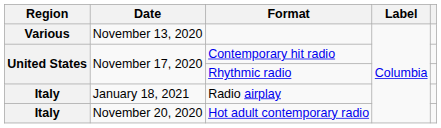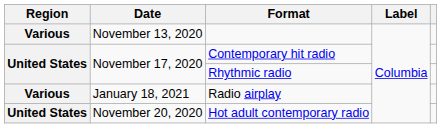(47, 93) Italy -> (47, 93) Various
(47, 113) Italy -> (47, 113) United States
